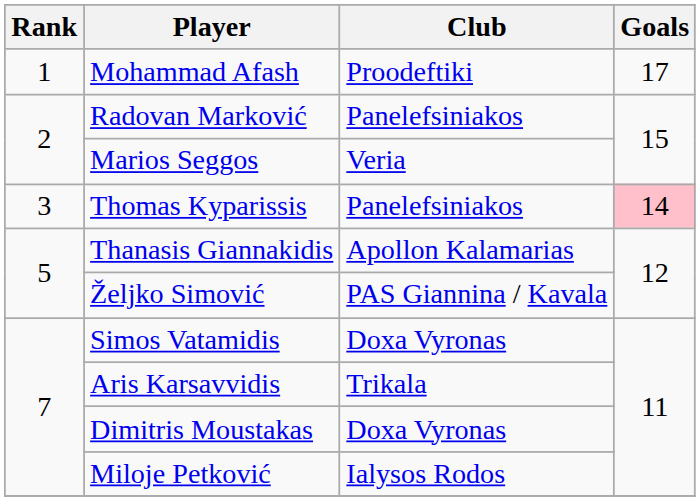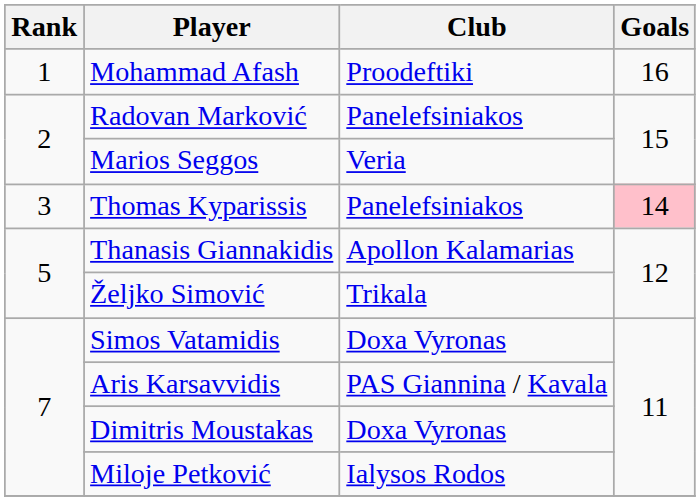(655, 71) 17 -> (655, 71) 16
(477, 294) PAS Giannina / Kavala -> (386, 294) Trikala
(386, 384) Trikala -> (477, 384) PAS Giannina / Kavala
